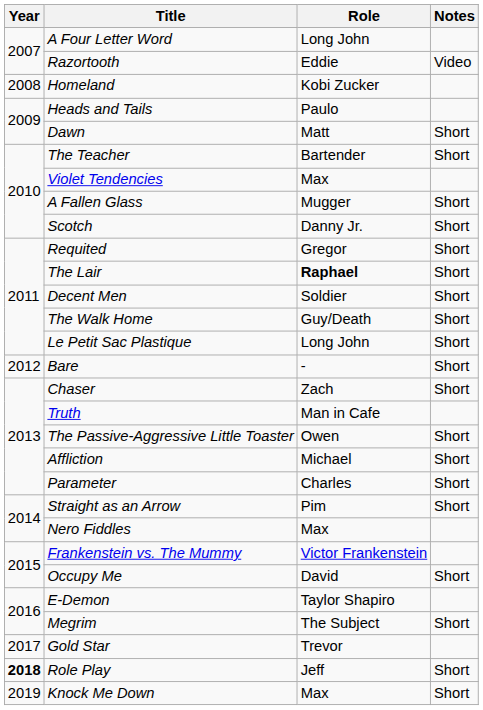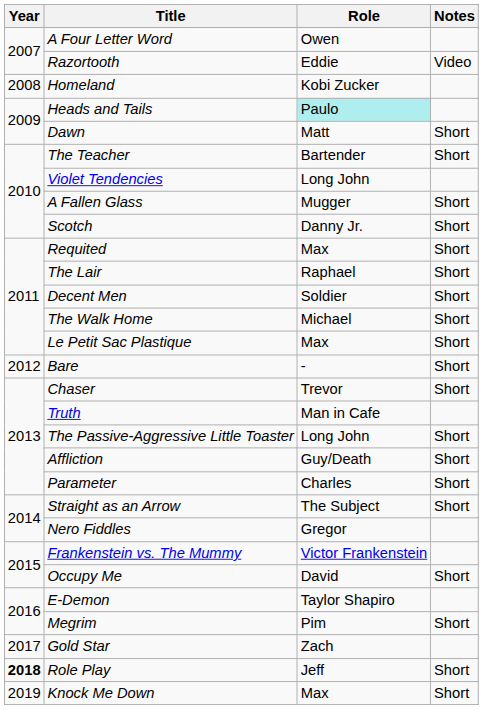(335, 39) Long John -> (320, 39) Owen
(320, 109) no background -> (320, 109) paleturquoise background
(315, 179) Max -> (335, 179) Long John
(324, 249) Gregor -> (315, 249) Max
(329, 272) bold -> (328, 272) normal
(336, 319) Guy/Death -> (326, 319) Michael
(335, 343) Long John -> (315, 343) Max
(317, 389) Zach -> (322, 389) Trevor
(320, 436) Owen -> (335, 436) Long John
(326, 459) Michael -> (336, 459) Guy/Death
(313, 506) Pim -> (340, 506) The Subject
(315, 529) Max -> (324, 529) Gregor
(340, 623) The Subject -> (313, 623) Pim
(322, 646) Trevor -> (317, 646) Zach
